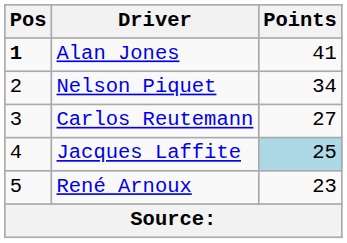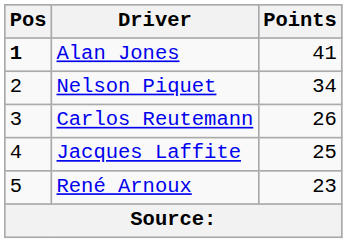(325, 121) 27 -> (325, 121) 26
(325, 154) lightblue background -> (325, 154) no background
